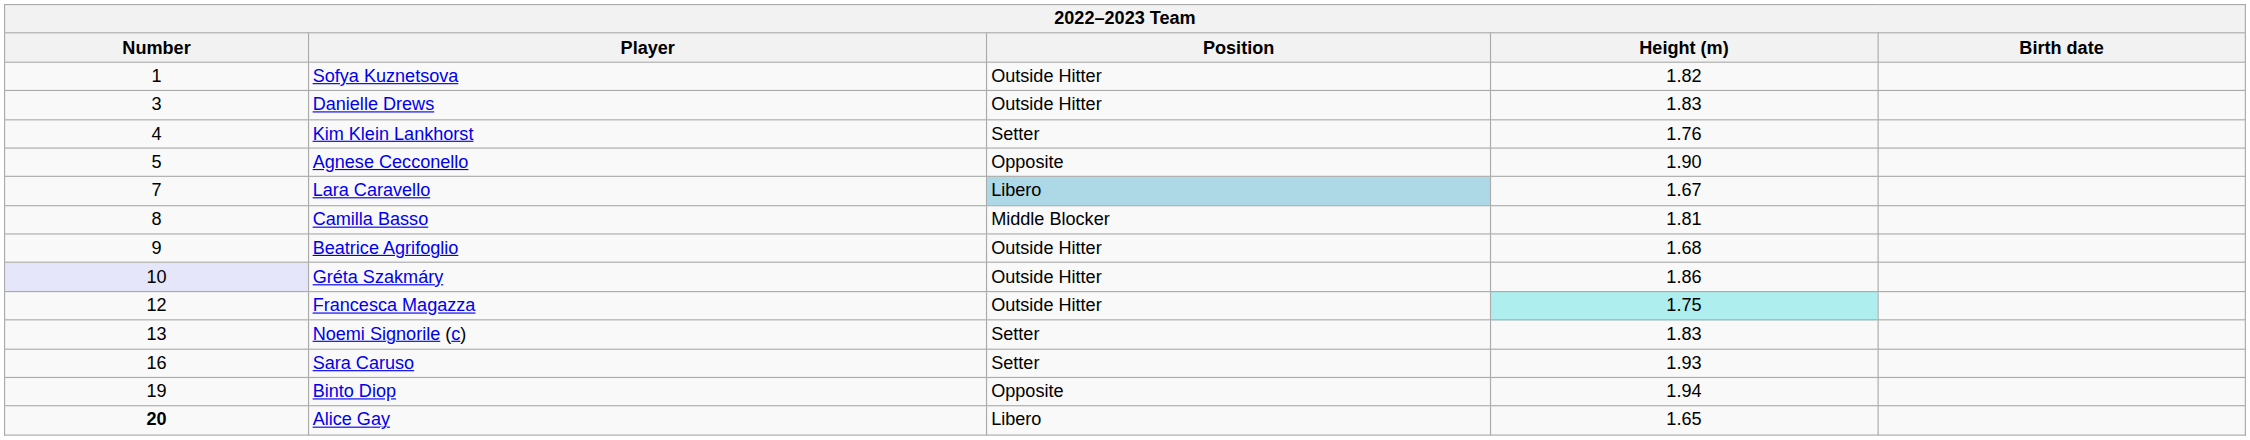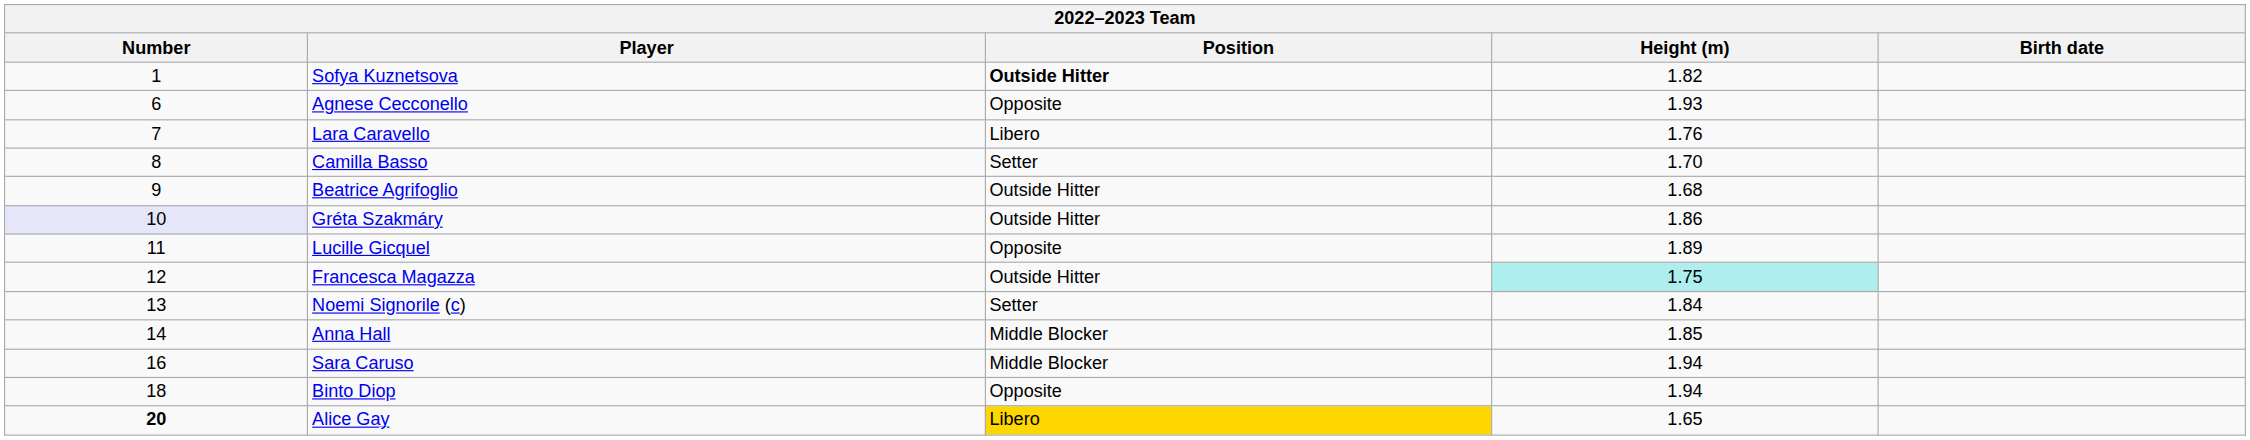(1046, 76) normal -> (1049, 76) bold
- row: (373, 104)
- row: (393, 133)
(157, 162) 5 -> (156, 104) 6
(1684, 162) 1.90 -> (1685, 104) 1.93
(1016, 190) lightblue background -> (1015, 133) no background
(1684, 190) 1.67 -> (1685, 133) 1.76
(1050, 219) Middle Blocker -> (1014, 162) Setter
(1684, 219) 1.81 -> (1685, 162) 1.70
+ row: (371, 248)
(1684, 334) 1.83 -> (1685, 305) 1.84
+ row: (351, 334)
(1015, 362) Setter -> (1049, 362) Middle Blocker
(1684, 362) 1.93 -> (1685, 362) 1.94
(157, 391) 19 -> (156, 391) 18
(1016, 420) no background -> (1015, 420) gold background
